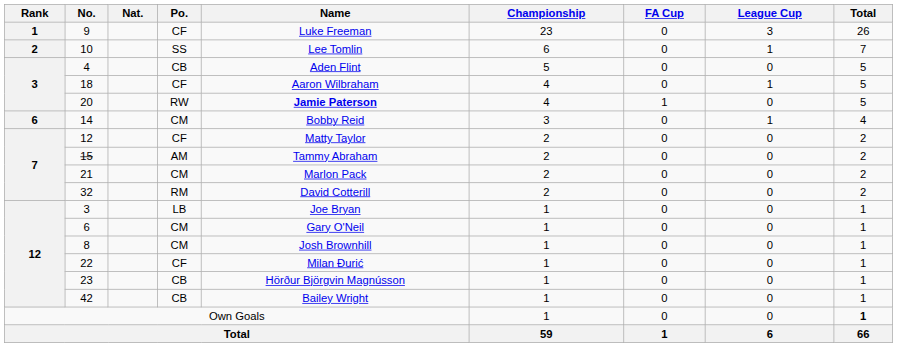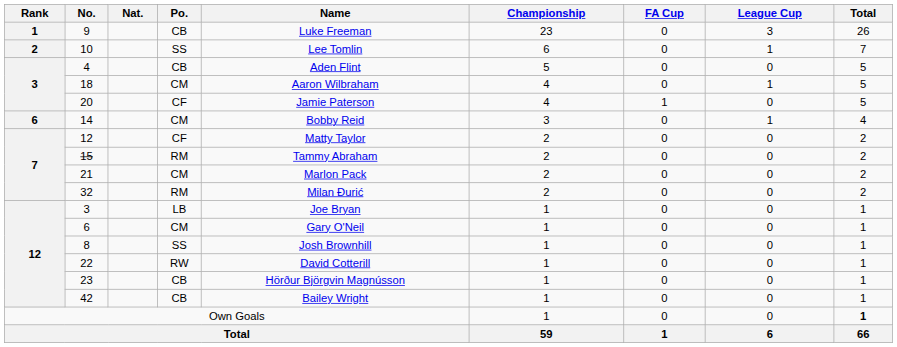(179, 31) CF -> (179, 31) CB
(179, 85) CF -> (179, 85) CM
(179, 102) RW -> (179, 102) CF
(335, 102) bold -> (335, 102) normal
(179, 156) AM -> (179, 156) RM
(335, 192) David Cotterill -> (335, 192) Milan Đurić
(179, 245) CM -> (179, 245) SS
(179, 263) CF -> (179, 263) RW
(335, 263) Milan Đurić -> (335, 263) David Cotterill
